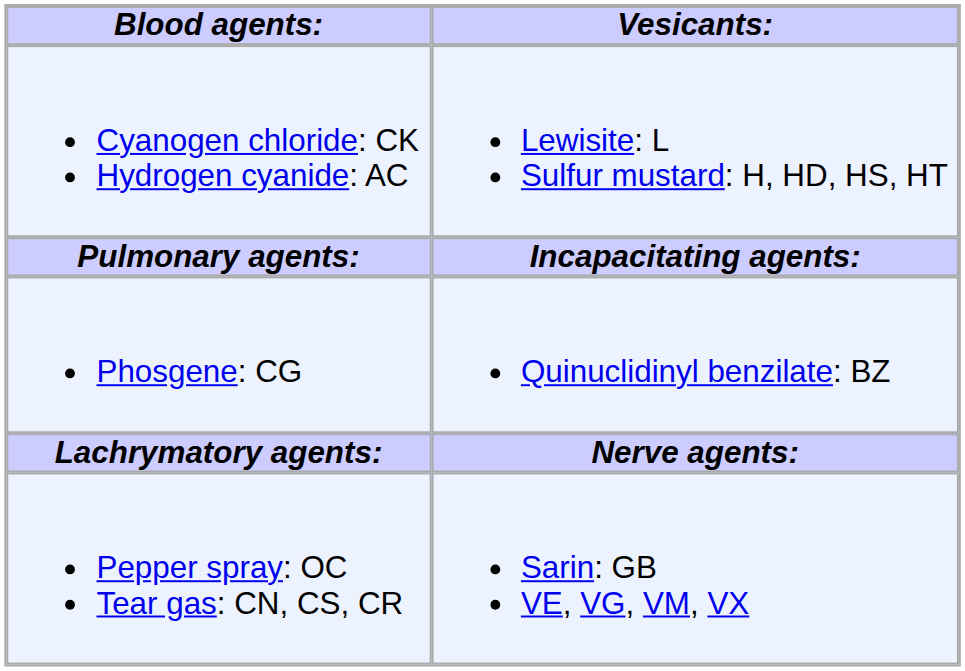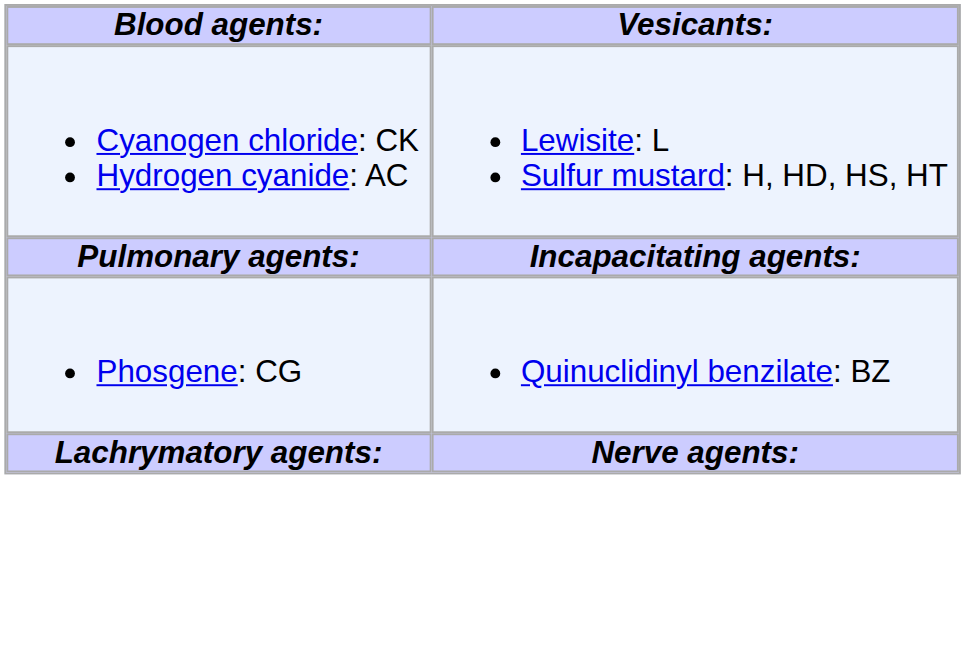- row: (219, 586)
